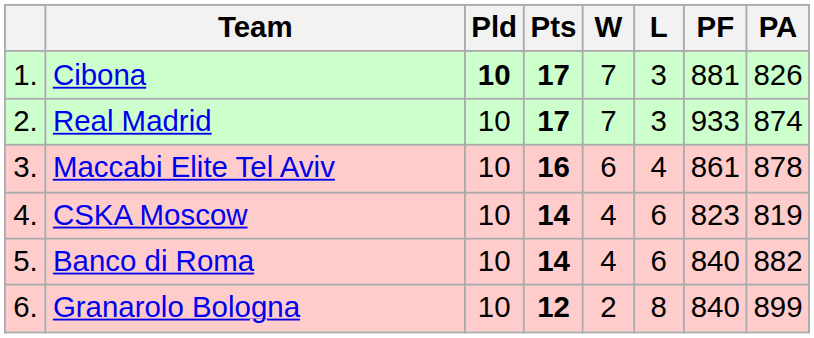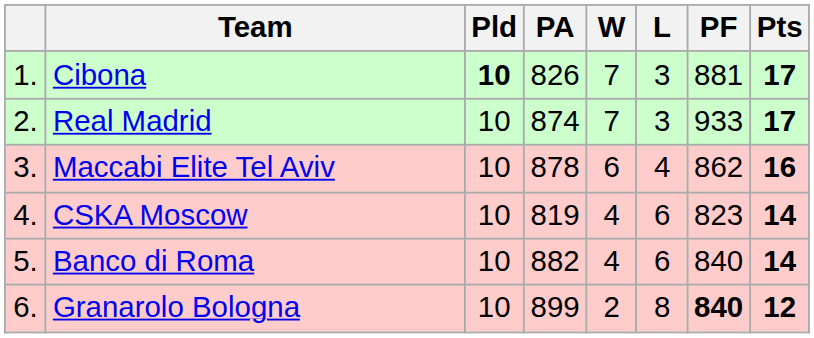columns swapped: (554, 27) <-> (778, 27)
(715, 167) 861 -> (719, 167) 862
(715, 307) normal -> (719, 307) bold
